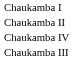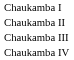rows swapped: (36, 52) <-> (37, 37)
